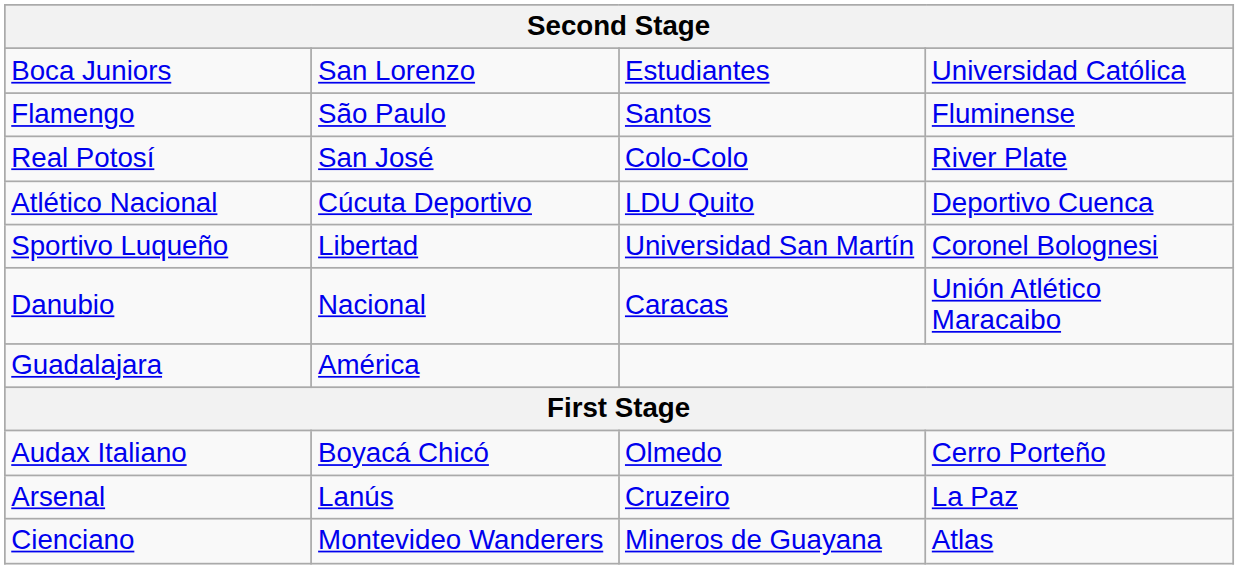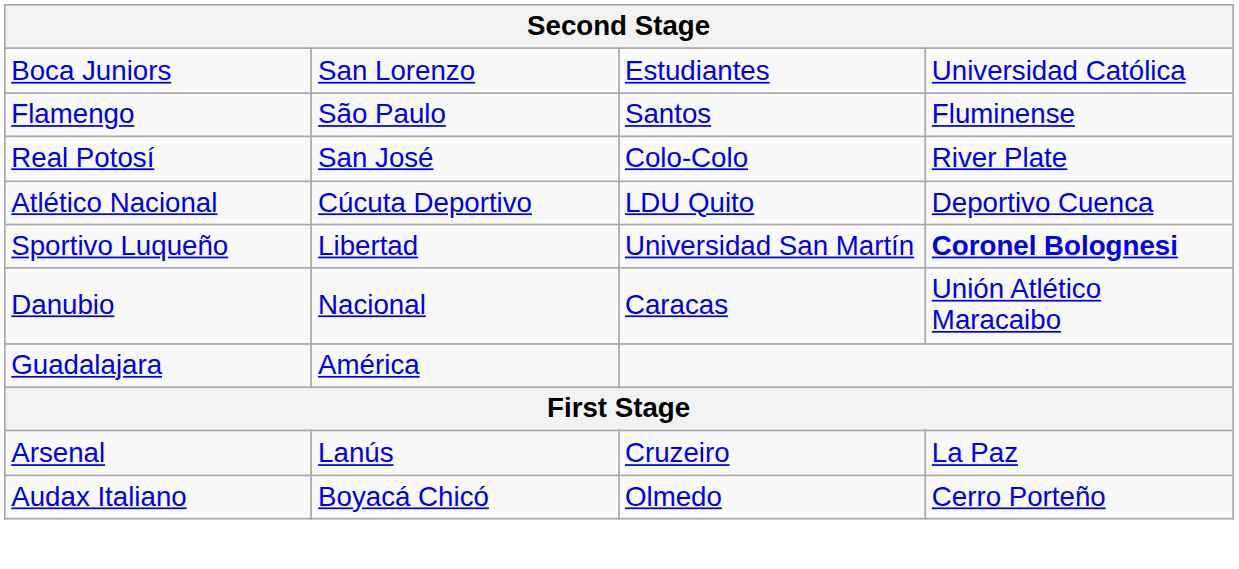(1045, 245) normal -> (1055, 245) bold
rows swapped: (58, 496) <-> (99, 452)
- row: (73, 540)
